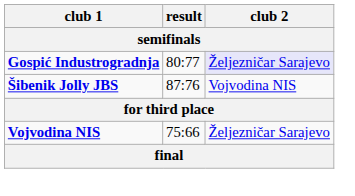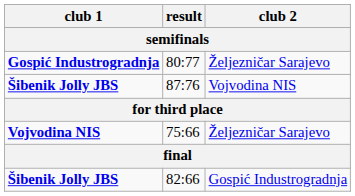(269, 62) lavender background -> (269, 62) no background
+ row: (183, 179)
